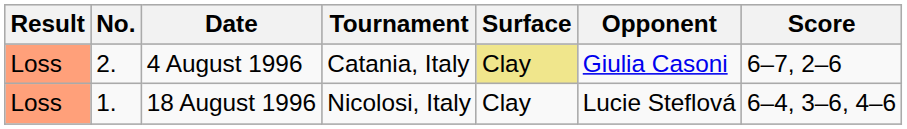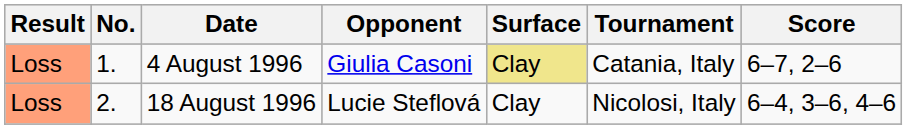columns swapped: (399, 23) <-> (659, 23)
(106, 63) 2. -> (106, 63) 1.
(106, 102) 1. -> (106, 102) 2.
